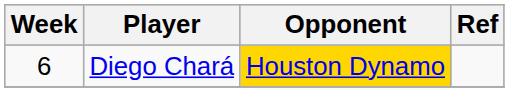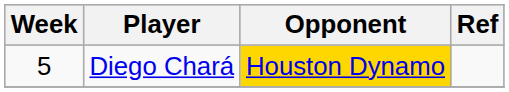(44, 65) 6 -> (44, 65) 5
